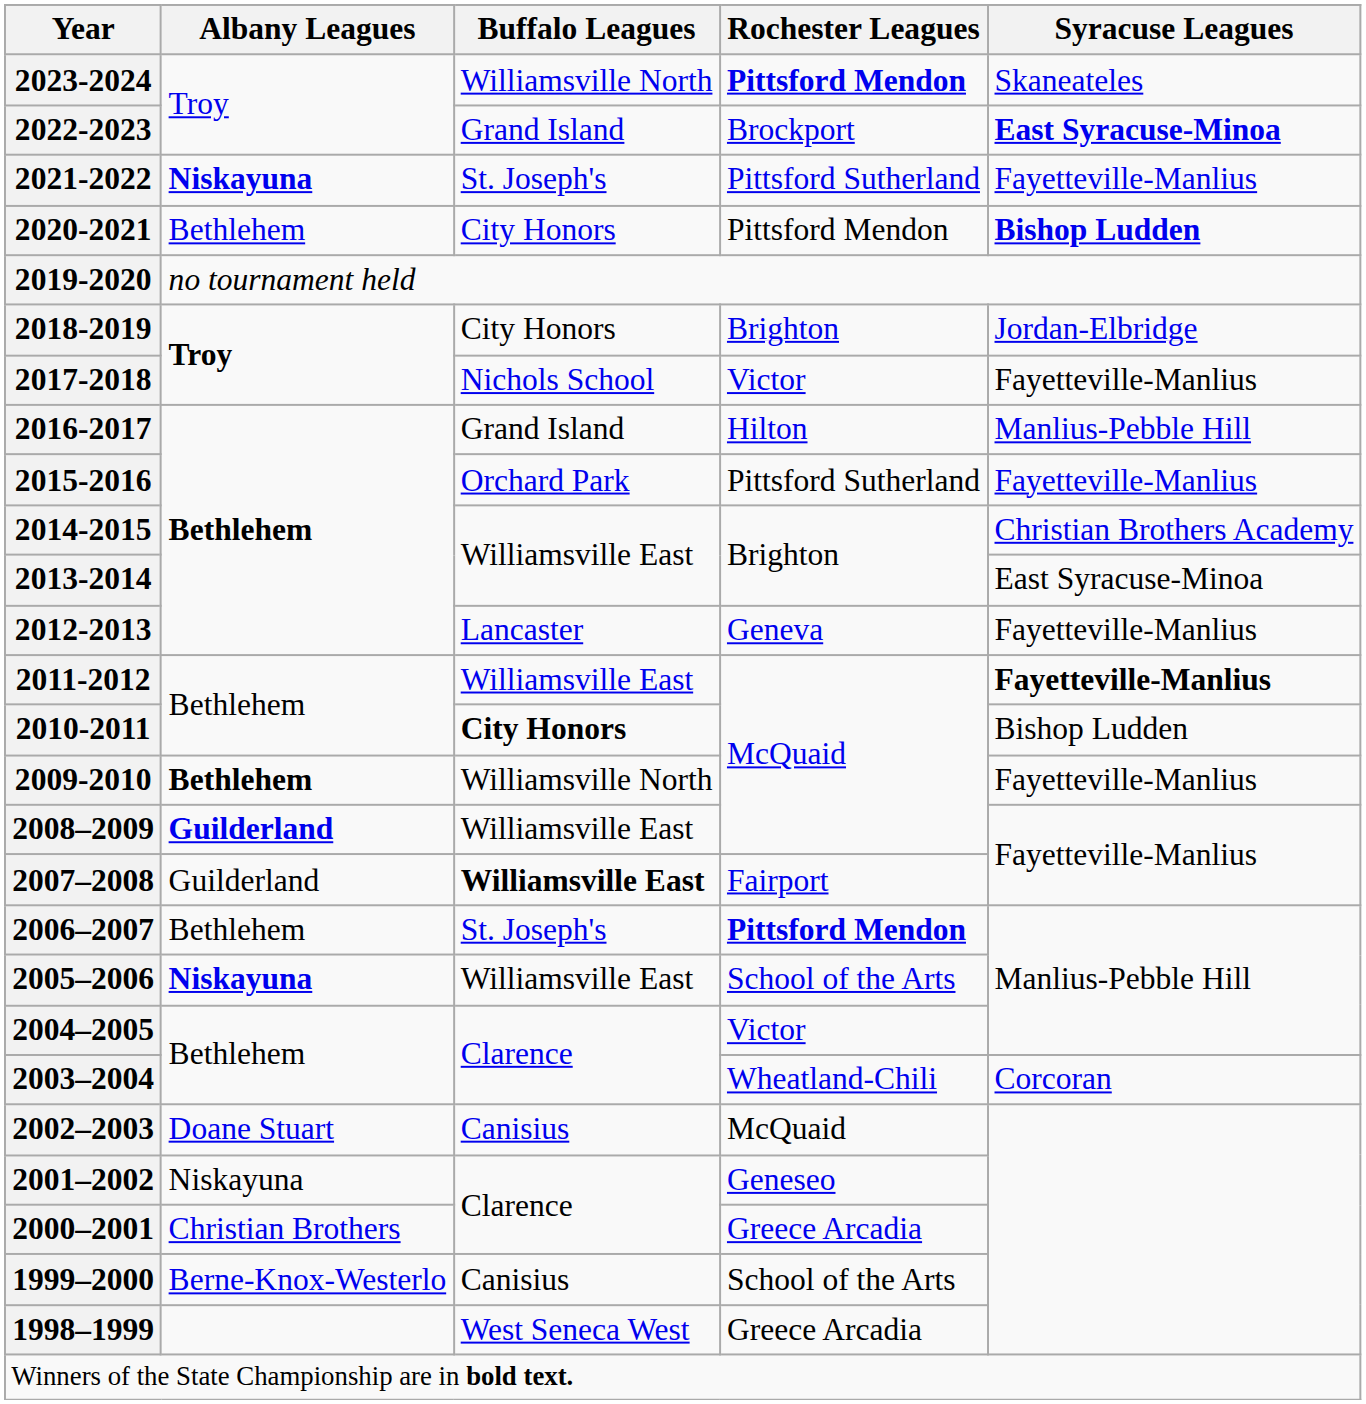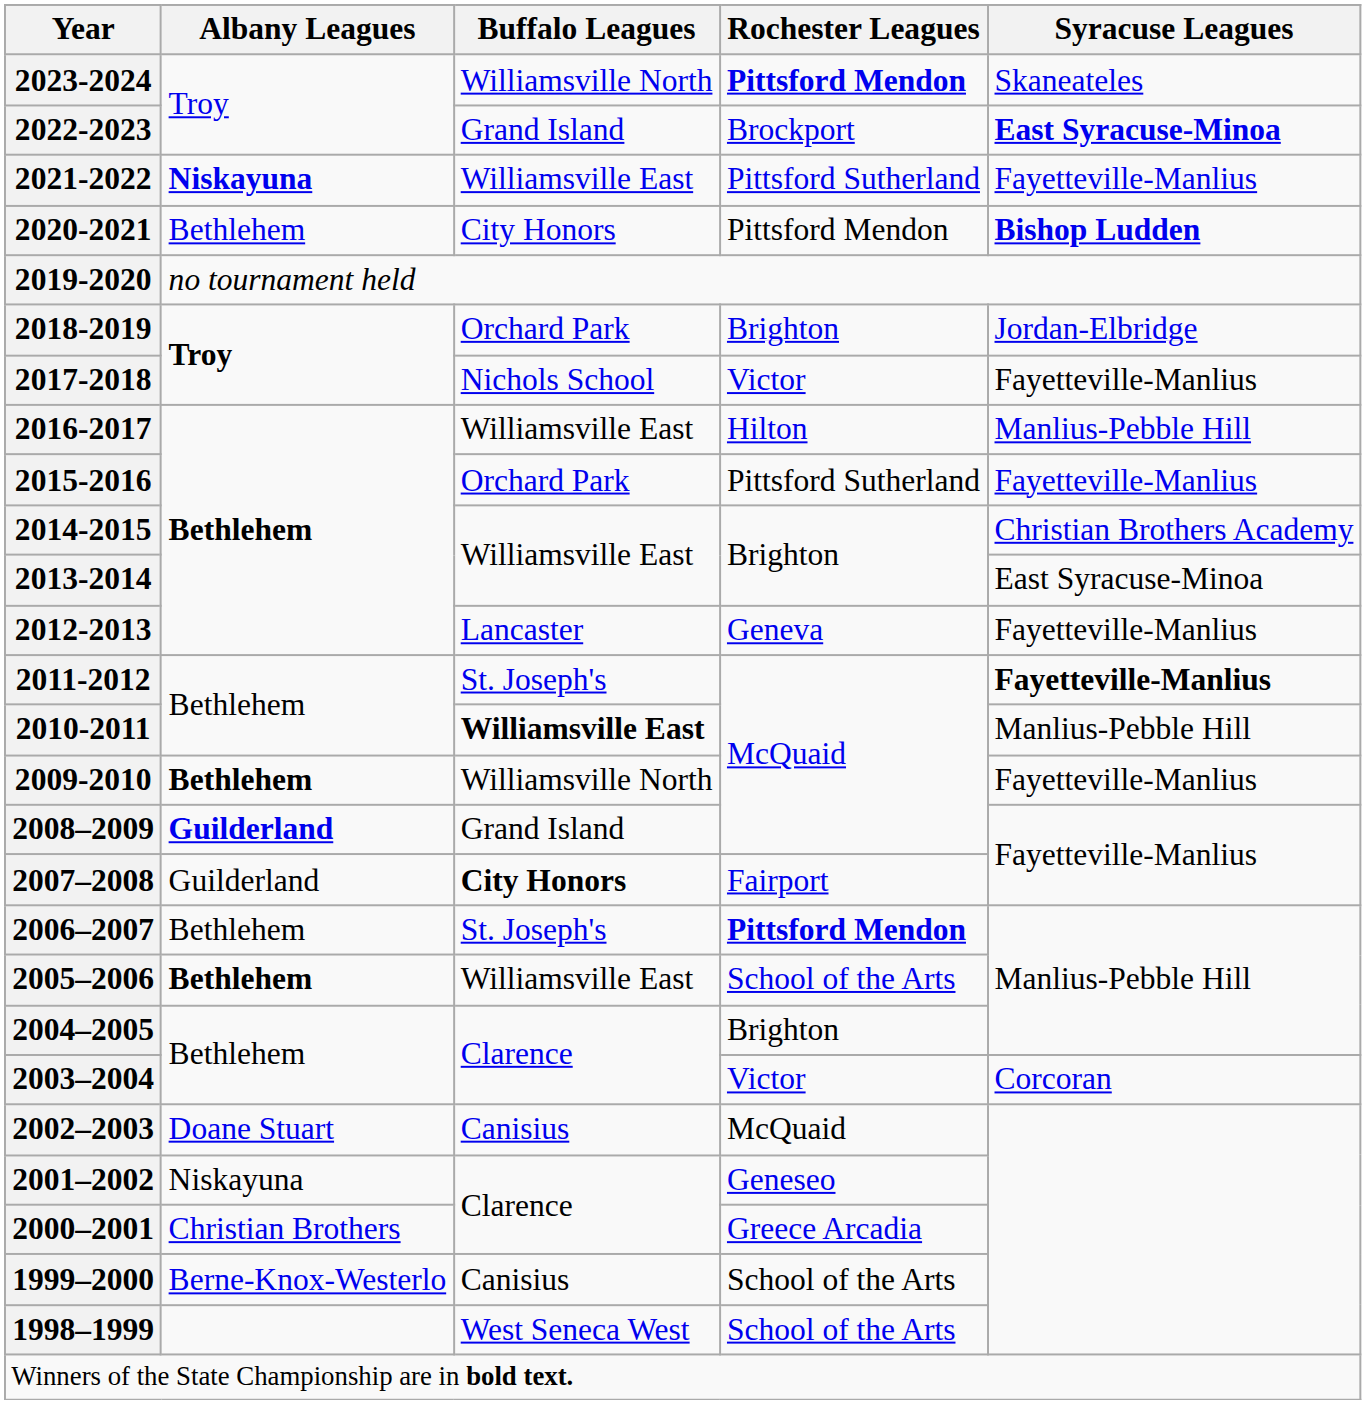(534, 179) St. Joseph's -> (577, 179) Williamsville East
(538, 329) City Honors -> (545, 329) Orchard Park
(543, 429) Grand Island -> (577, 429) Williamsville East
(577, 679) Williamsville East -> (534, 679) St. Joseph's
(543, 729) City Honors -> (583, 729) Williamsville East
(1091, 729) Bishop Ludden -> (1123, 729) Manlius-Pebble Hill
(577, 829) Williamsville East -> (543, 829) Grand Island
(583, 879) Williamsville East -> (543, 879) City Honors
(240, 979) Niskayuna -> (240, 979) Bethlehem
(766, 1029) Victor -> (783, 1029) Brighton
(832, 1079) Wheatland-Chili -> (766, 1079) Victor
(825, 1329) Greece Arcadia -> (841, 1329) School of the Arts
